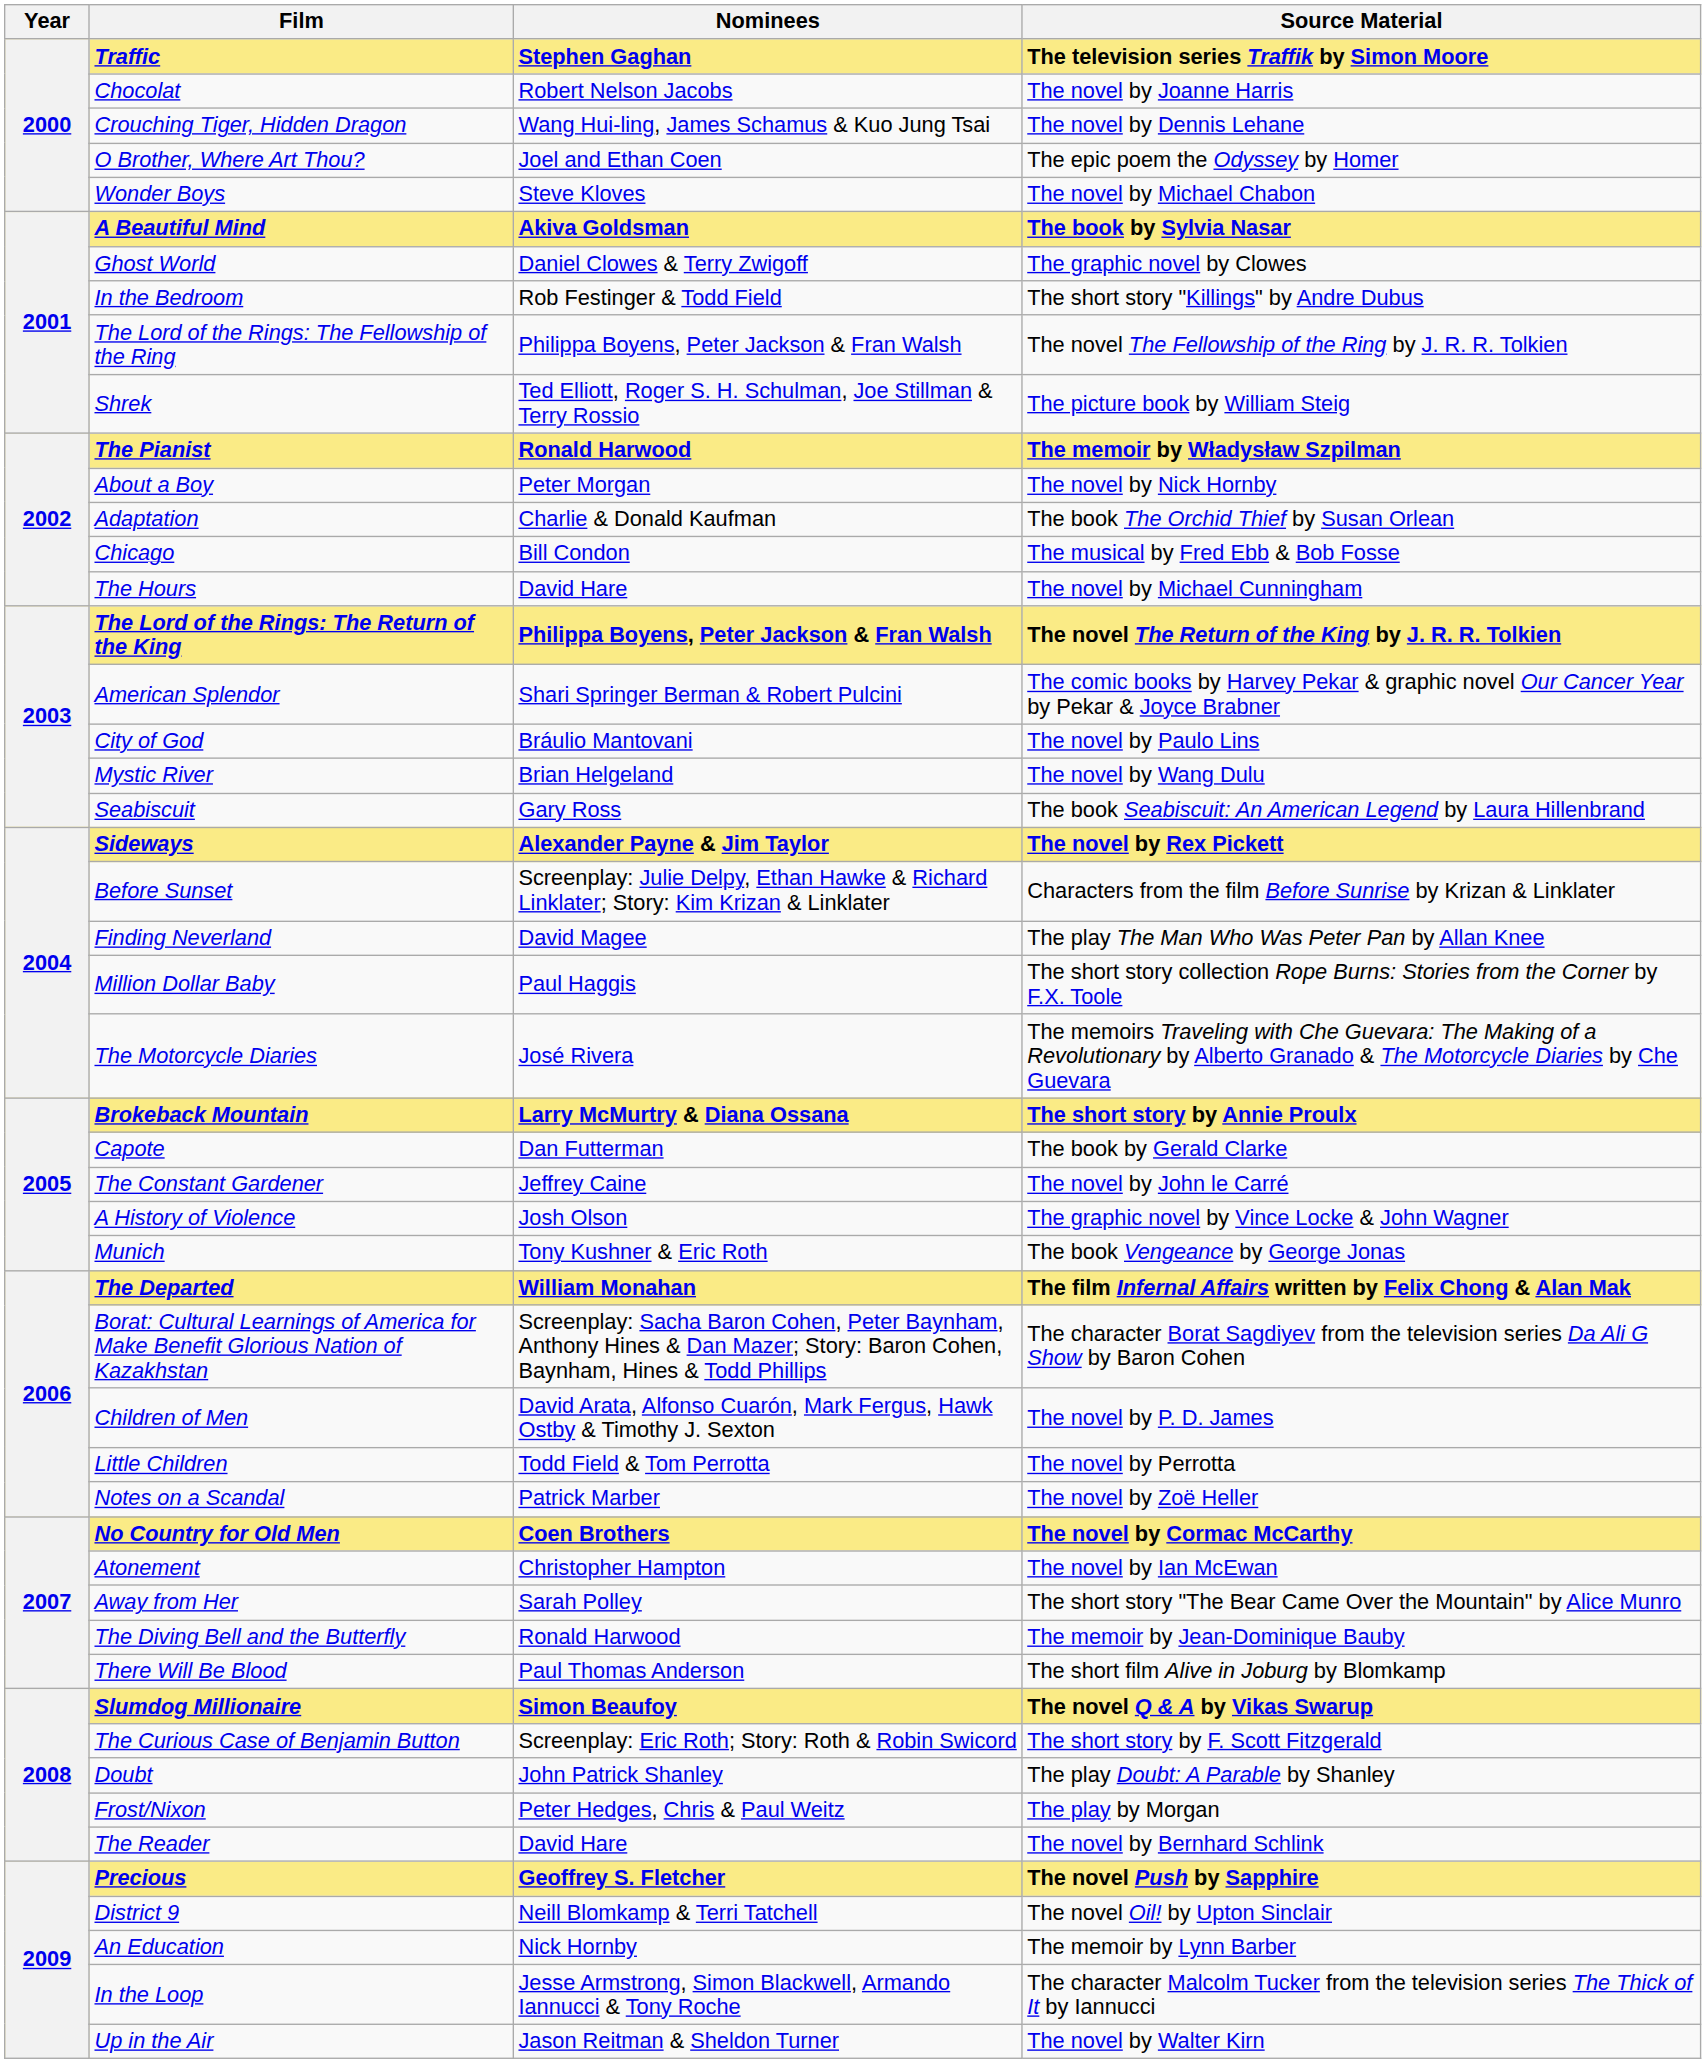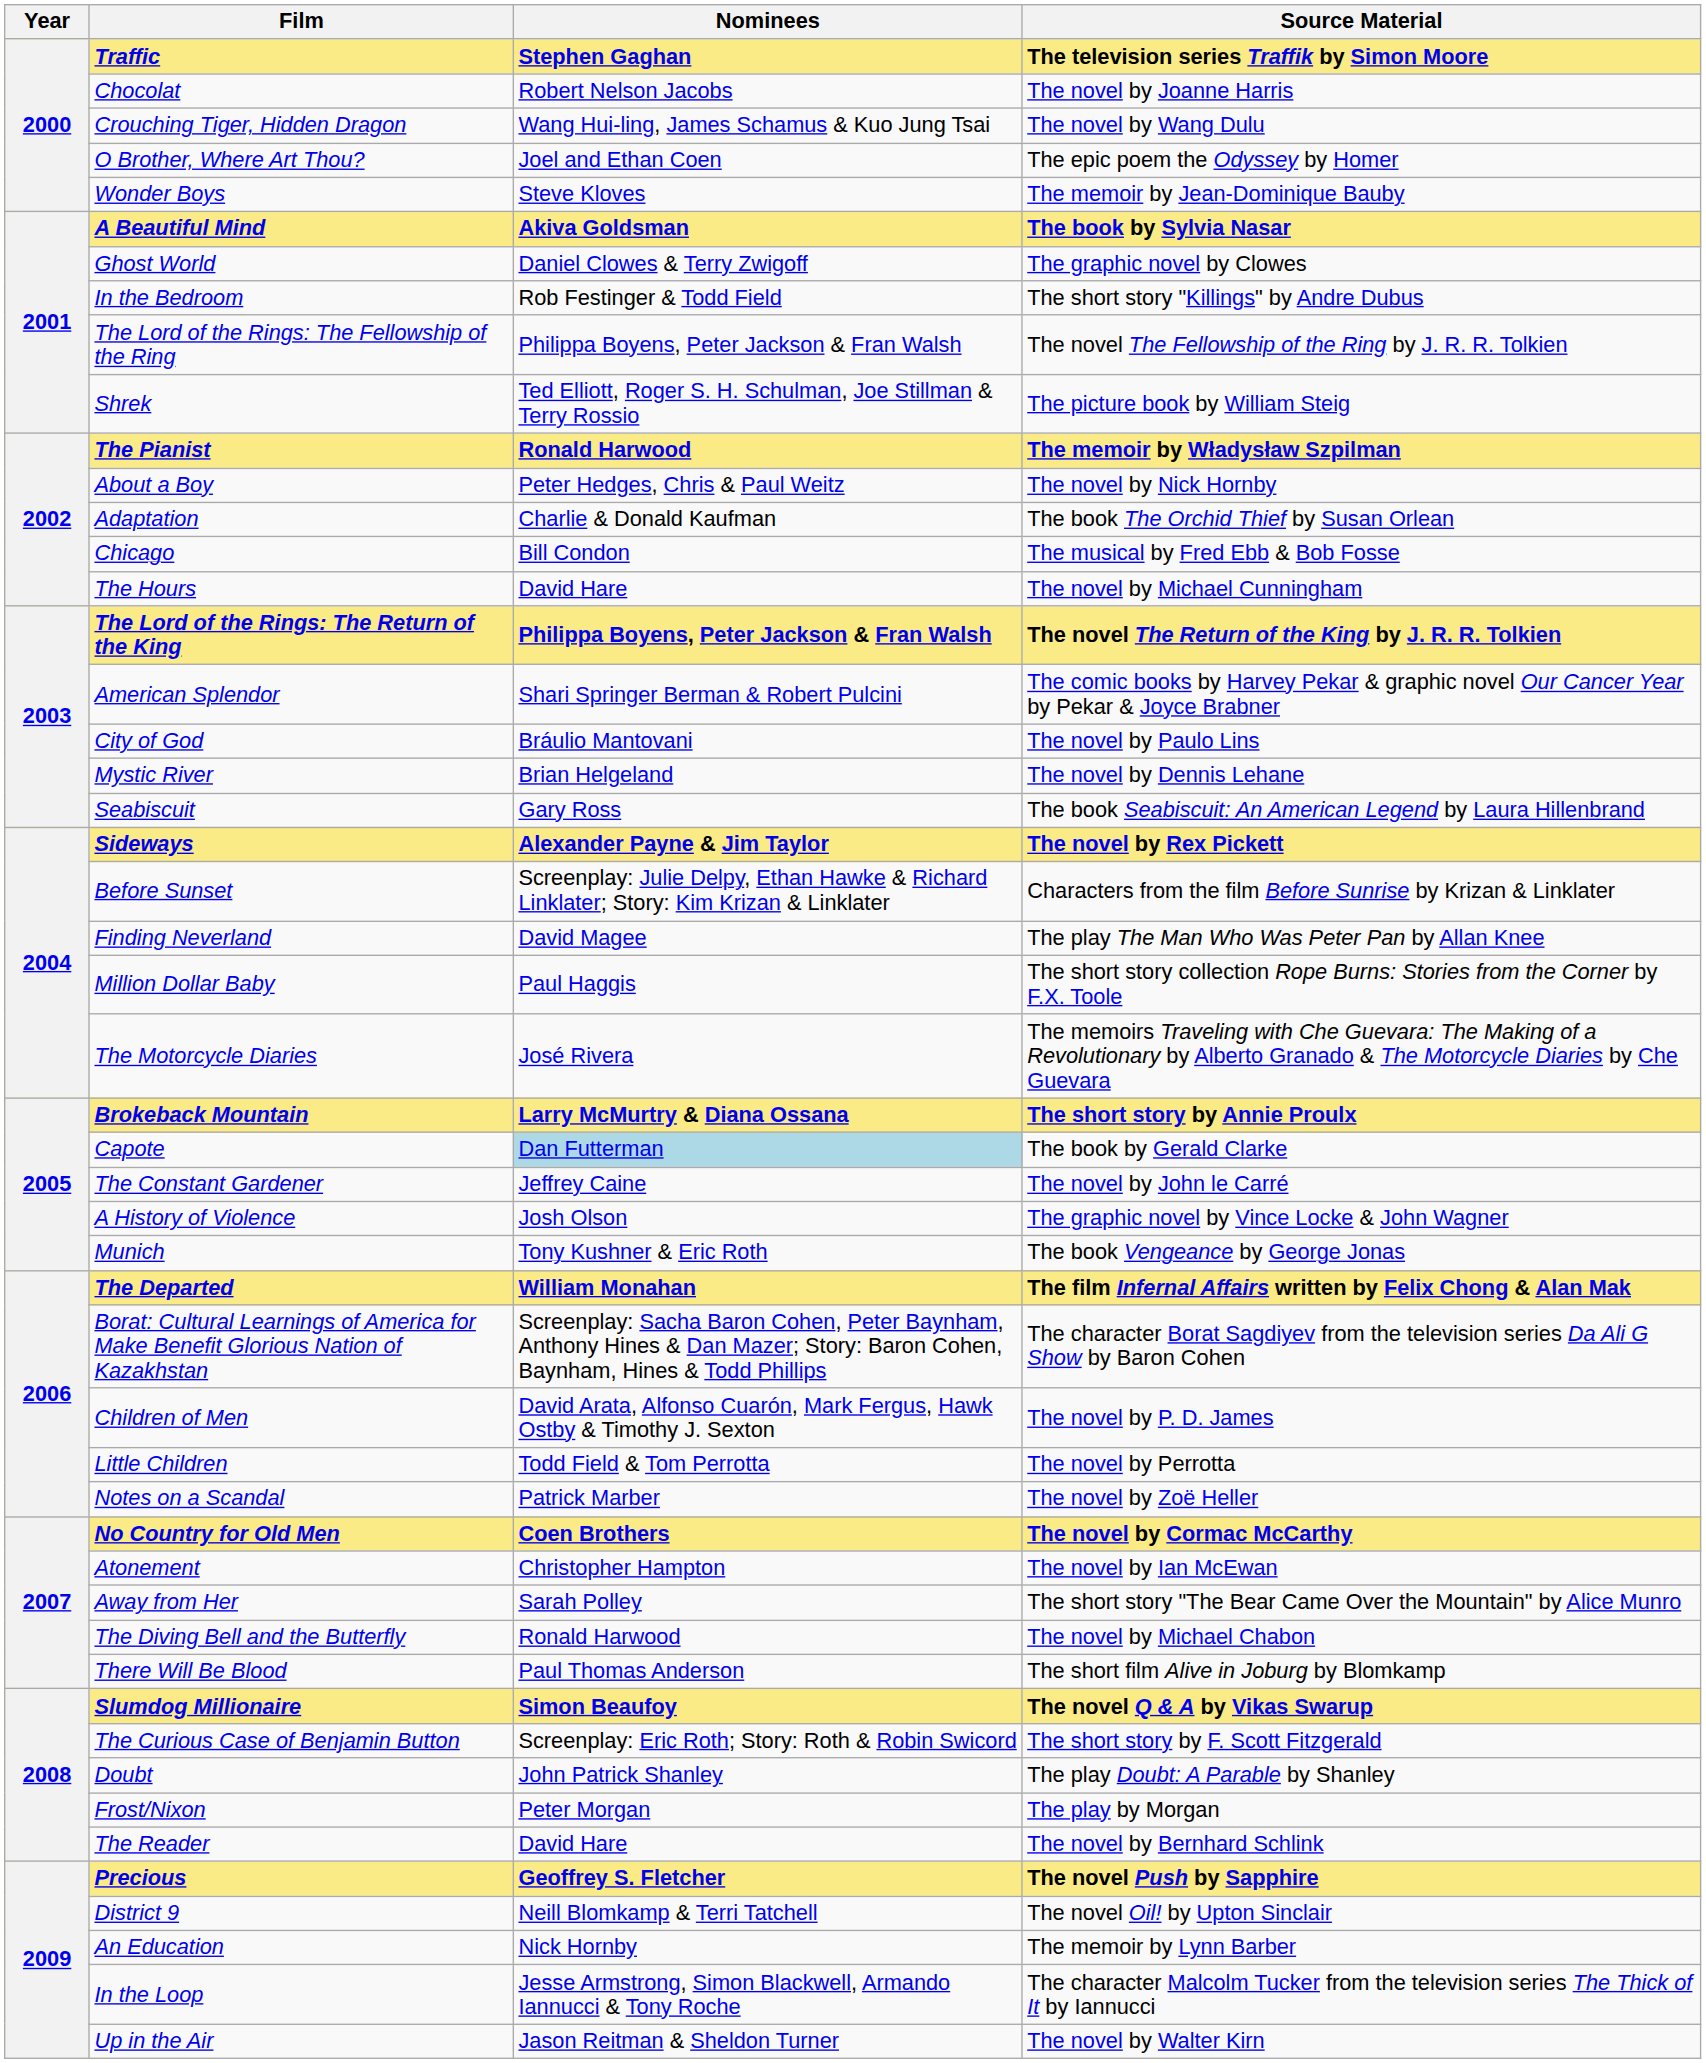(1166, 125) The novel by Dennis Lehane -> (1146, 125) The novel by Wang Dulu
(1171, 194) The novel by Michael Chabon -> (1216, 194) The memoir by Jean-Dominique Bauby
(584, 484) Peter Morgan -> (682, 484) Peter Hedges, Chris & Paul Weitz
(1146, 775) The novel by Wang Dulu -> (1166, 775) The novel by Dennis Lehane
(591, 1149) no background -> (591, 1149) lightblue background
(1216, 1636) The memoir by Jean-Dominique Bauby -> (1171, 1636) The novel by Michael Chabon
(682, 1809) Peter Hedges, Chris & Paul Weitz -> (584, 1809) Peter Morgan
